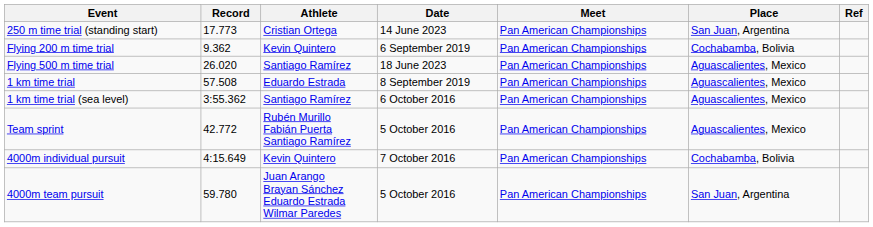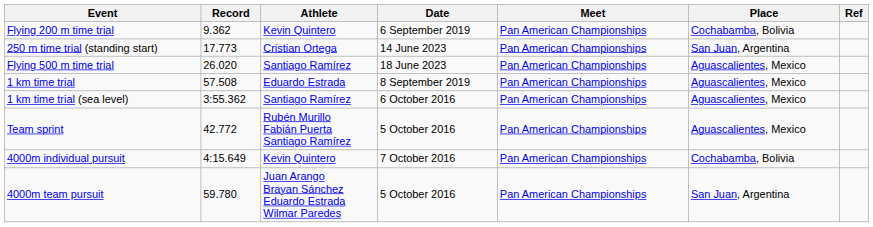rows swapped: (60, 48) <-> (82, 31)
